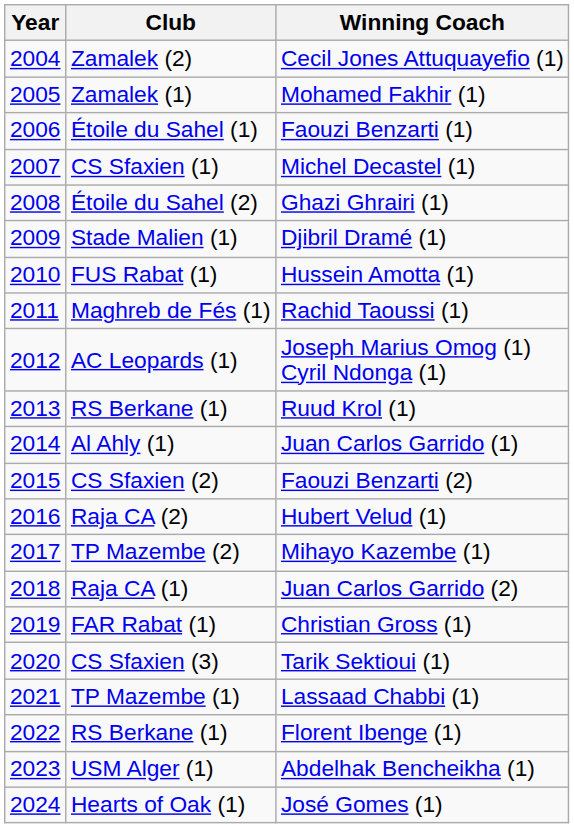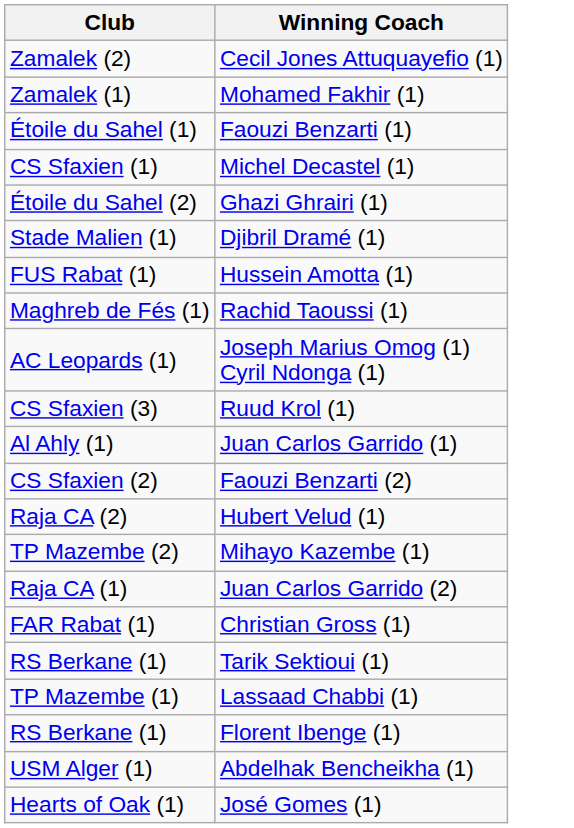- column: (35, 22)
(149, 408) RS Berkane (1) -> (84, 408) CS Sfaxien (3)
(145, 660) CS Sfaxien (3) -> (88, 660) RS Berkane (1)
